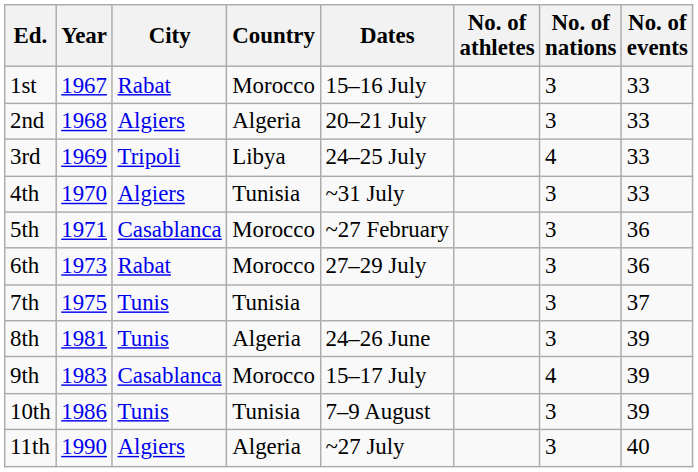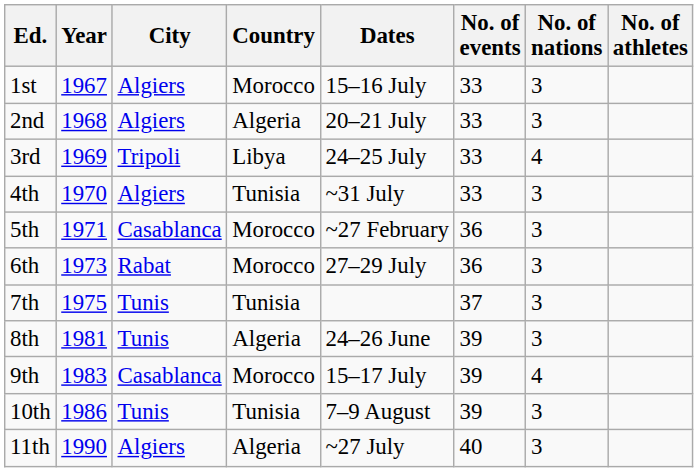columns swapped: (657, 35) <-> (497, 35)
(144, 84) Rabat -> (151, 84) Algiers
